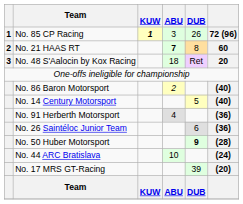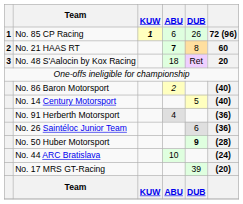(174, 34) 3 -> (174, 34) 6
